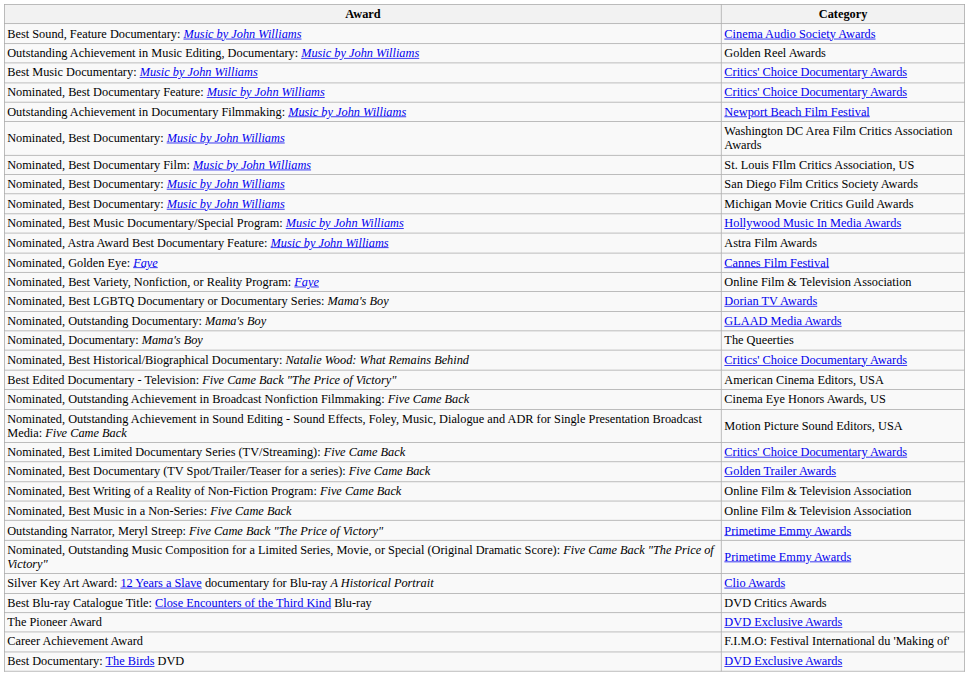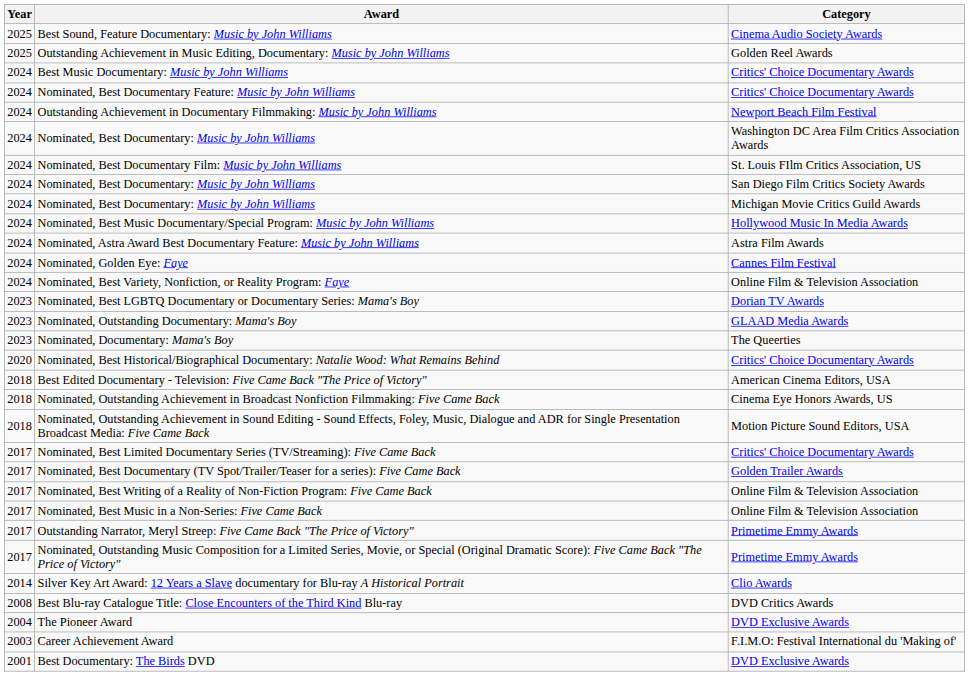+ column: (20, 14)
